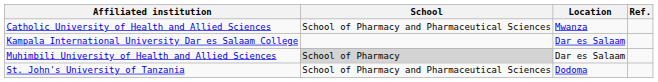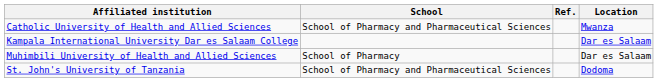columns swapped: (590, 12) <-> (640, 12)
(351, 56) lightgrey background -> (351, 56) no background
